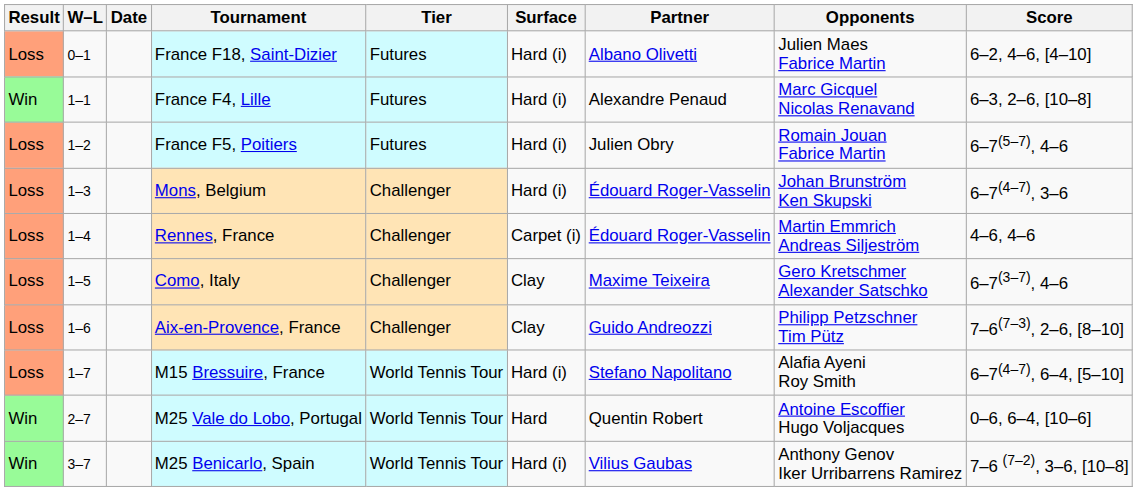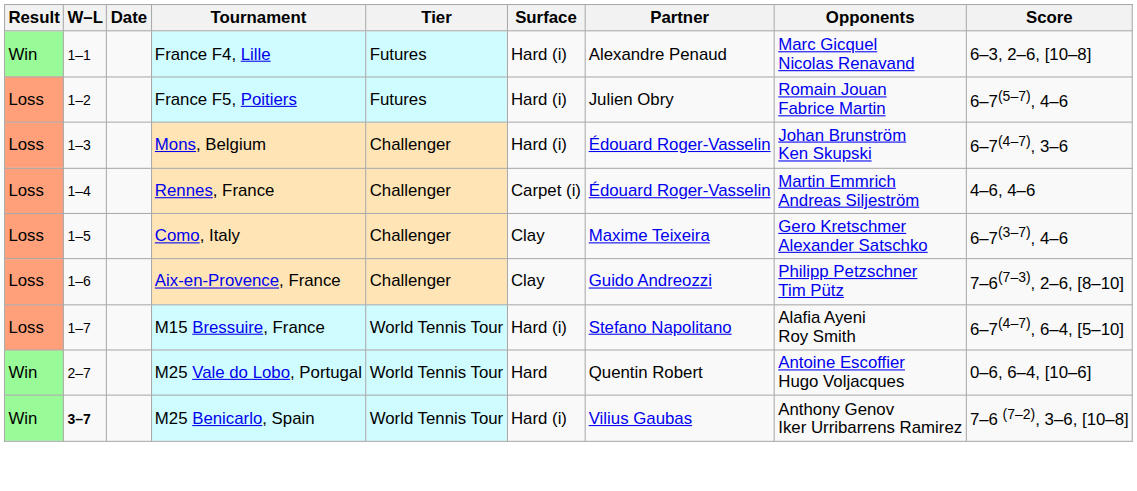- row: (246, 53)
(79, 464) normal -> (79, 418) bold
